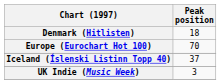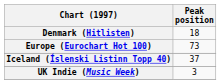(194, 46) 70 -> (194, 46) 73
